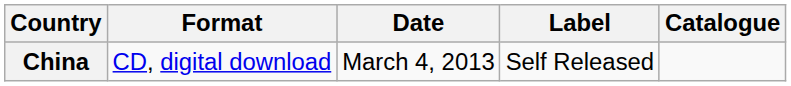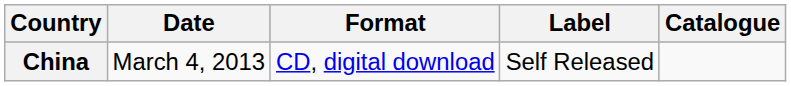columns swapped: (418, 23) <-> (222, 23)
